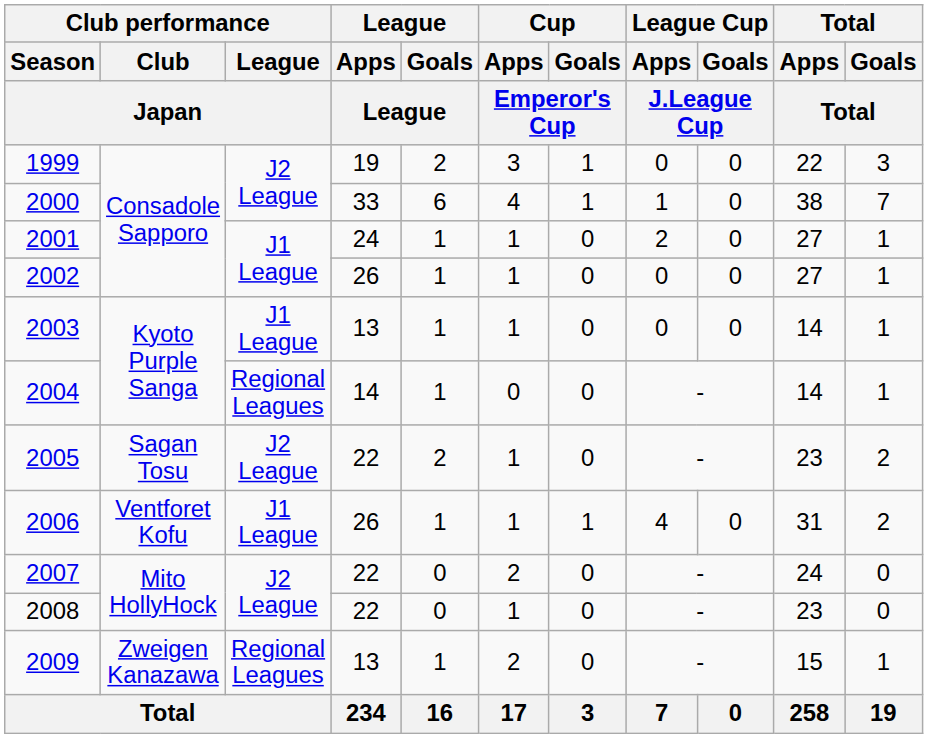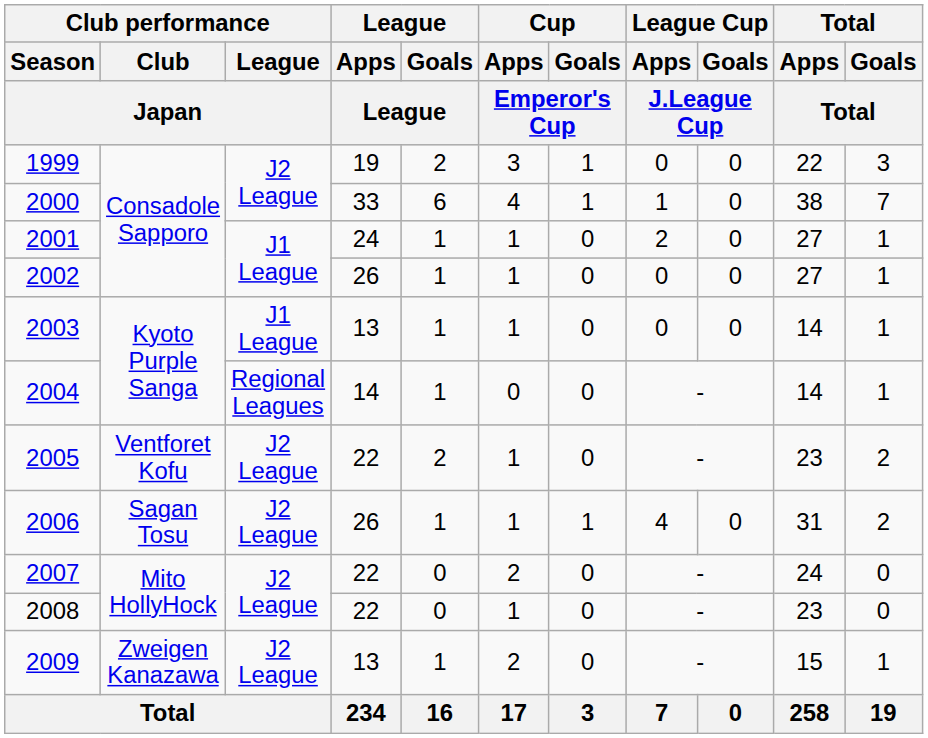(163, 457) Sagan Tosu -> (163, 457) Ventforet Kofu
(163, 522) Ventforet Kofu -> (163, 522) Sagan Tosu
(278, 522) J1 League -> (278, 522) J2 League
(278, 662) Regional Leagues -> (278, 662) J2 League
